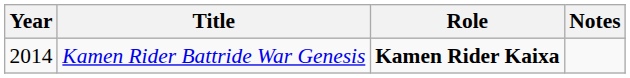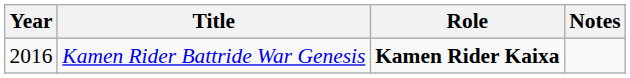(31, 55) 2014 -> (31, 55) 2016
